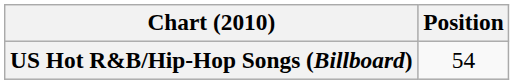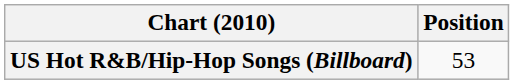(464, 60) 54 -> (464, 60) 53
